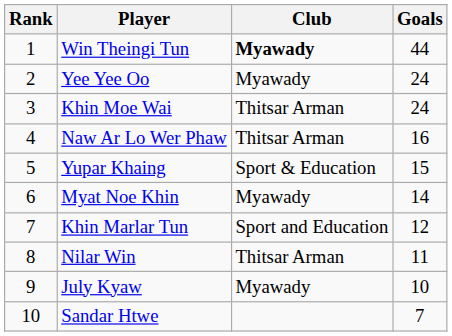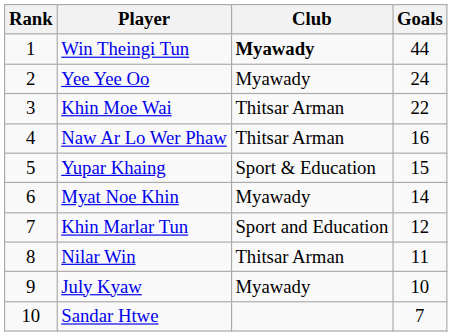(420, 108) 24 -> (420, 108) 22
